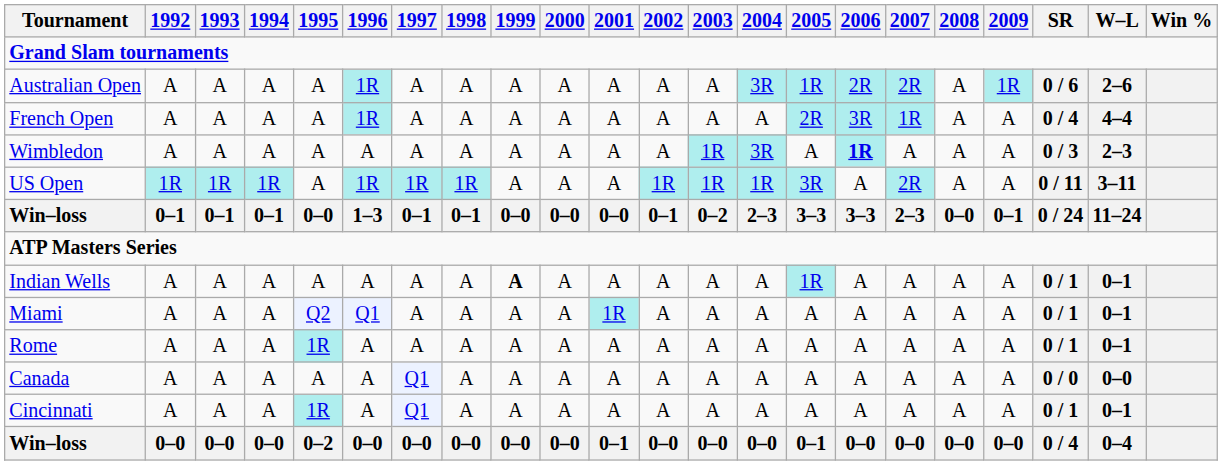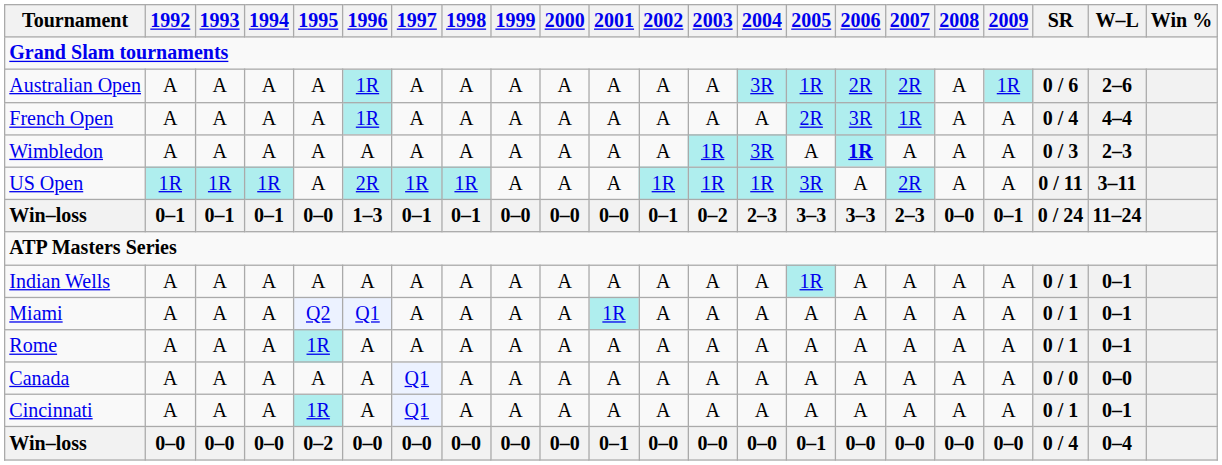(368, 182) 1R -> (368, 182) 2R
(515, 280) bold -> (515, 280) normal
